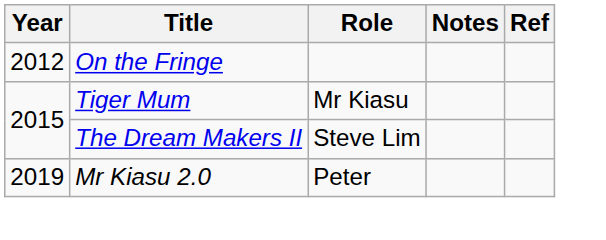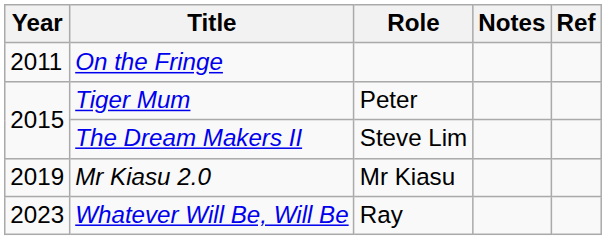(37, 61) 2012 -> (36, 61) 2011
(361, 100) Mr Kiasu -> (389, 100) Peter
(342, 176) Peter -> (407, 176) Mr Kiasu
+ row: (212, 215)
